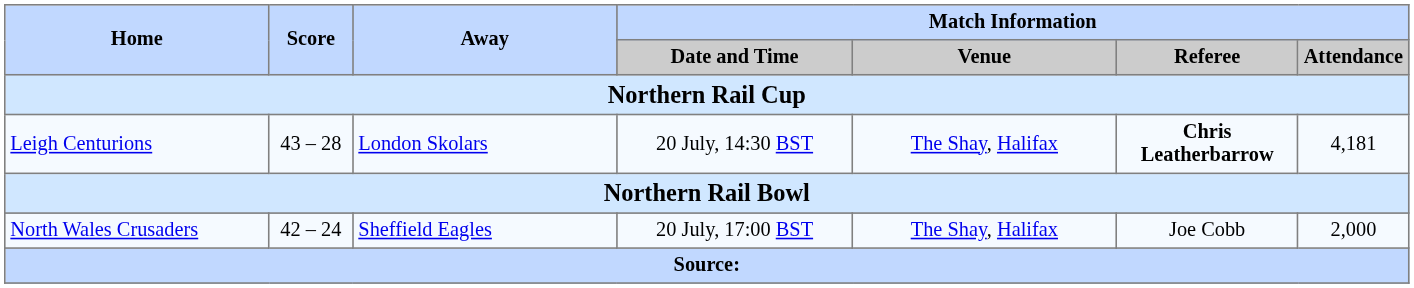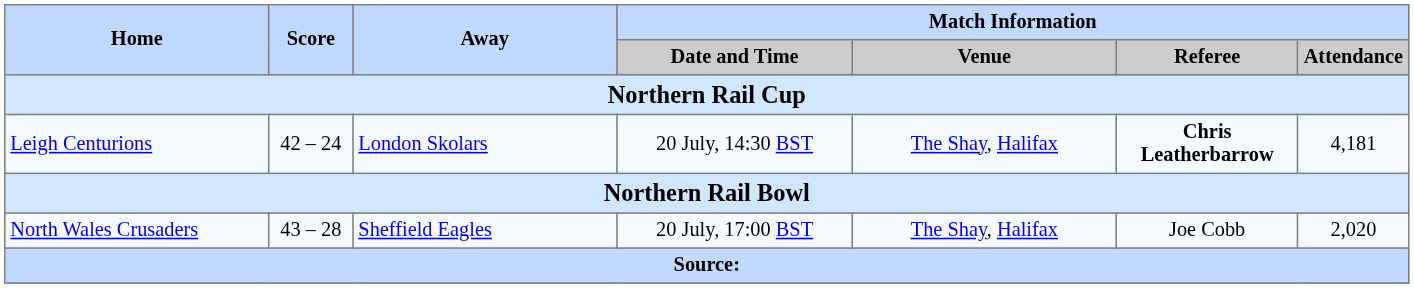(311, 143) 43 – 28 -> (311, 143) 42 – 24
(311, 230) 42 – 24 -> (311, 230) 43 – 28
(1353, 230) 2,000 -> (1353, 230) 2,020
